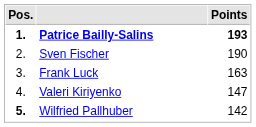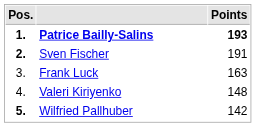(21, 54) normal -> (21, 54) bold
(238, 54) 190 -> (238, 54) 191
(238, 92) 147 -> (238, 92) 148
